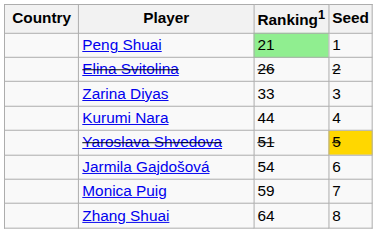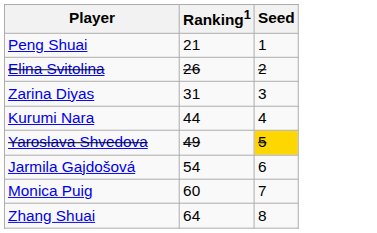- column: (42, 18)
(266, 45) lightgreen background -> (192, 45) no background
(266, 93) 33 -> (192, 93) 31
(266, 142) 51 -> (192, 142) 49
(266, 191) 59 -> (192, 191) 60
